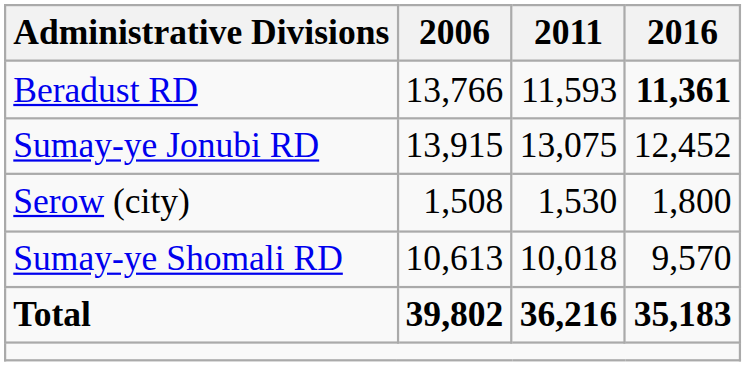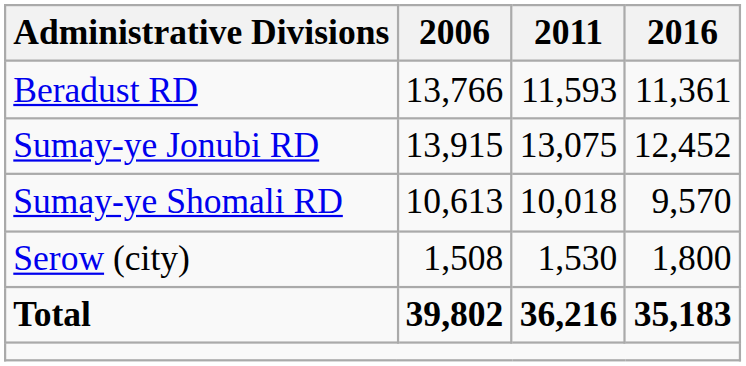(684, 88) bold -> (683, 88) normal
rows swapped: (178, 257) <-> (102, 201)
